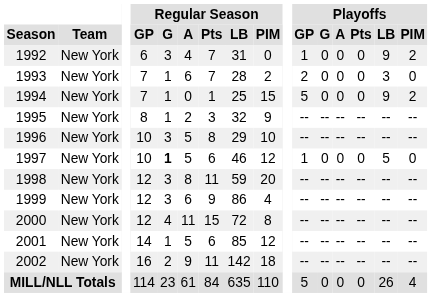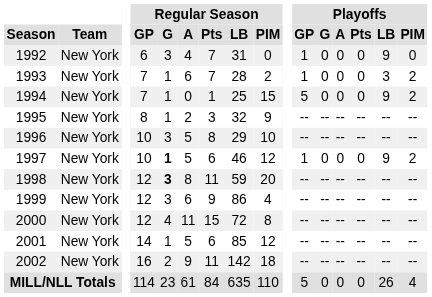(413, 55) 2 -> (413, 55) 0
(304, 76) 2 -> (304, 76) 1
(413, 76) 0 -> (413, 76) 2
(386, 158) 5 -> (386, 158) 9
(413, 158) 0 -> (413, 158) 2
(168, 179) normal -> (168, 179) bold
